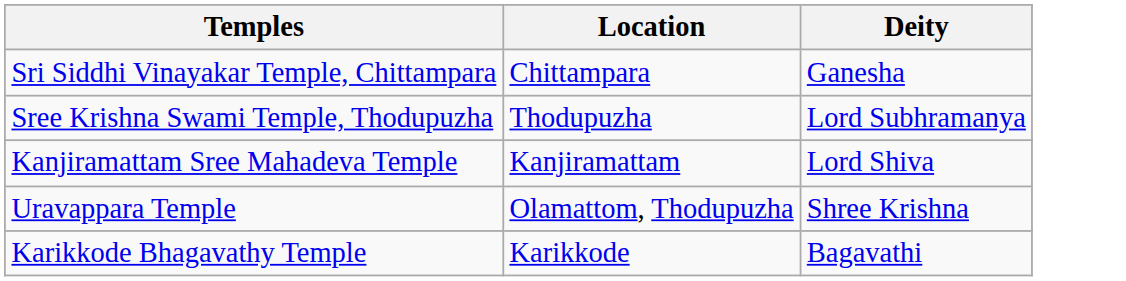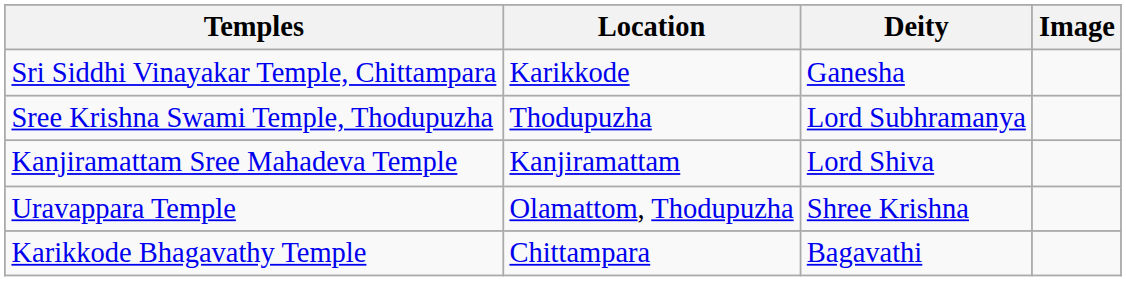+ column: (1077, 27)
(580, 72) Chittampara -> (570, 72) Karikkode
(570, 252) Karikkode -> (580, 252) Chittampara
